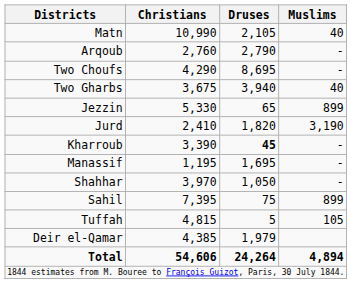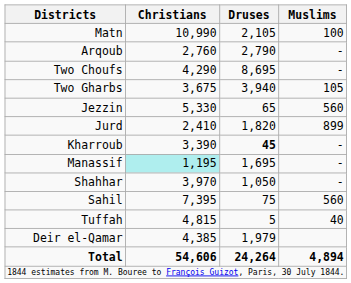(337, 33) 40 -> (333, 33) 100
(337, 89) 40 -> (333, 89) 105
(333, 107) 899 -> (333, 107) 560
(326, 126) 3,190 -> (333, 126) 899
(199, 163) no background -> (199, 163) paleturquoise background
(333, 201) 899 -> (333, 201) 560
(333, 219) 105 -> (337, 219) 40
